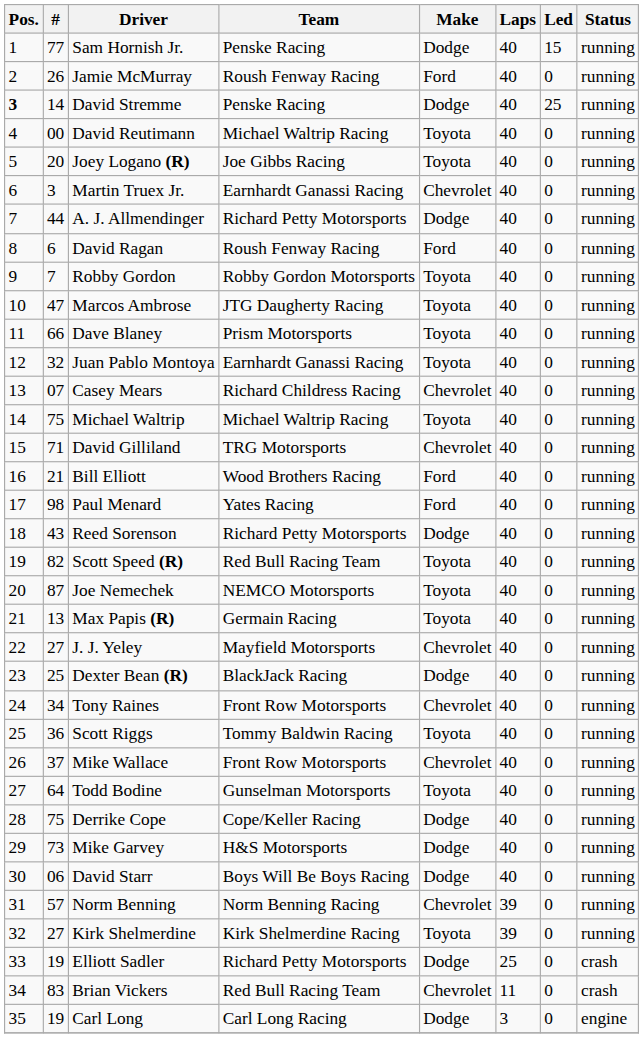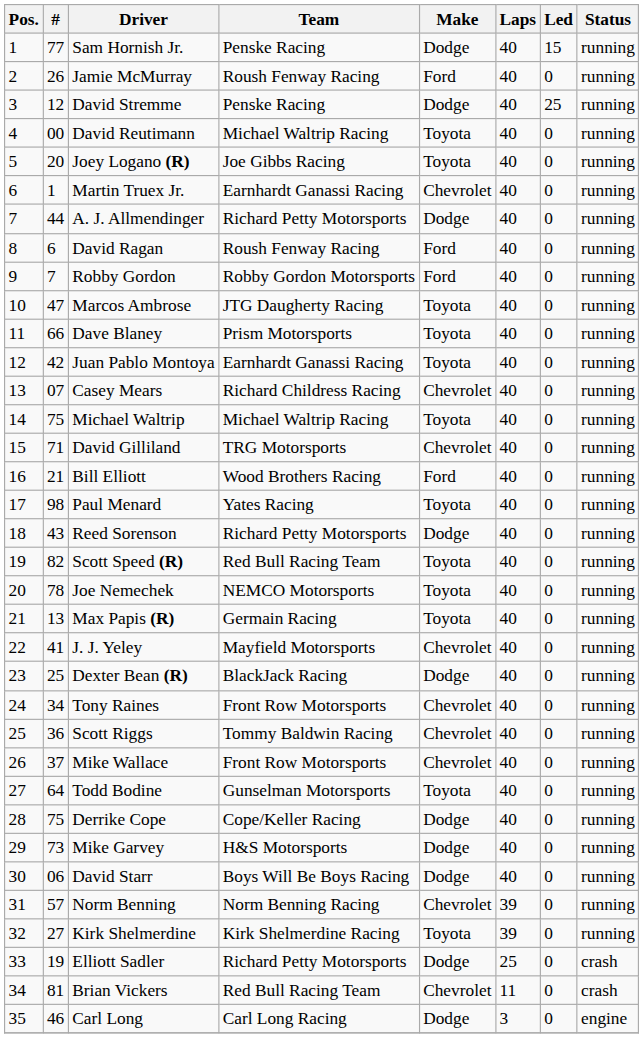(13, 104) bold -> (13, 104) normal
(56, 104) 14 -> (56, 104) 12
(51, 190) 3 -> (51, 190) 1
(447, 276) Toyota -> (440, 276) Ford
(56, 361) 32 -> (56, 361) 42
(440, 504) Ford -> (447, 504) Toyota
(56, 590) 87 -> (56, 590) 78
(56, 647) 27 -> (56, 647) 41
(447, 733) Toyota -> (457, 733) Chevrolet
(56, 990) 83 -> (56, 990) 81
(56, 1018) 19 -> (56, 1018) 46
